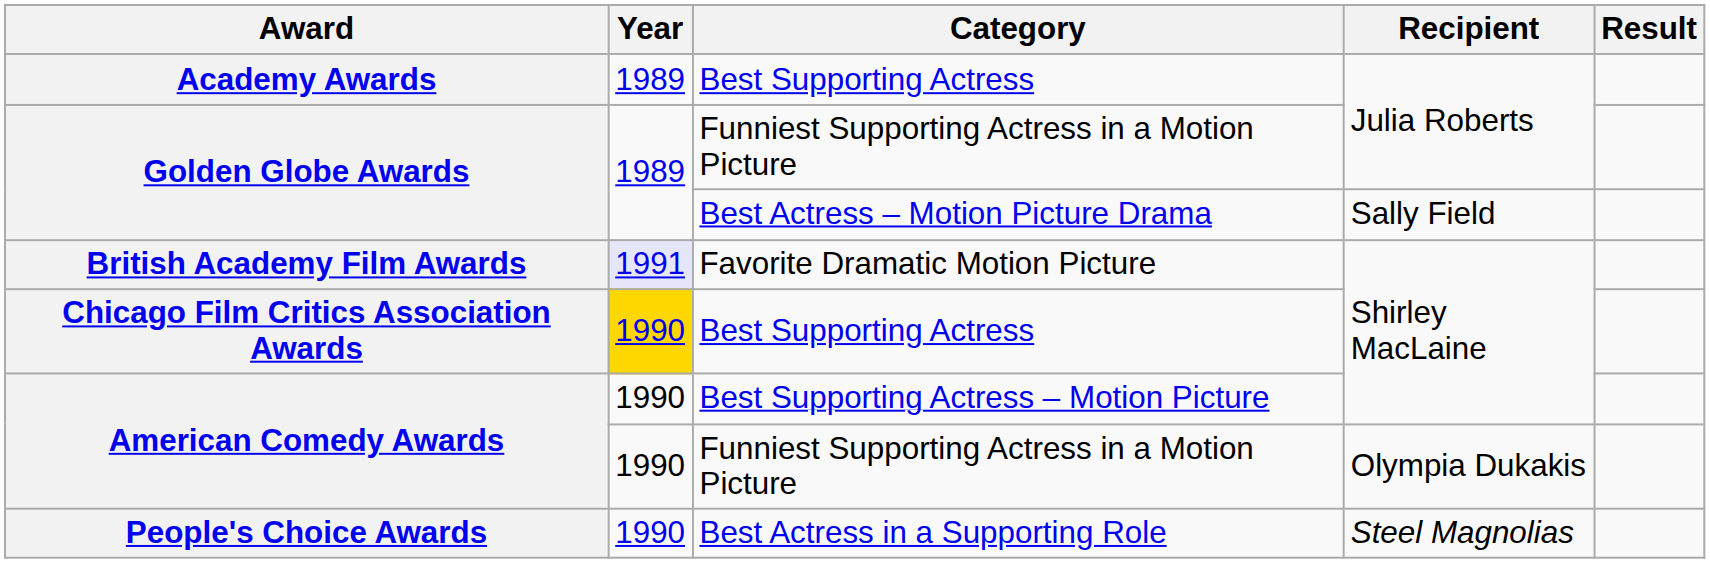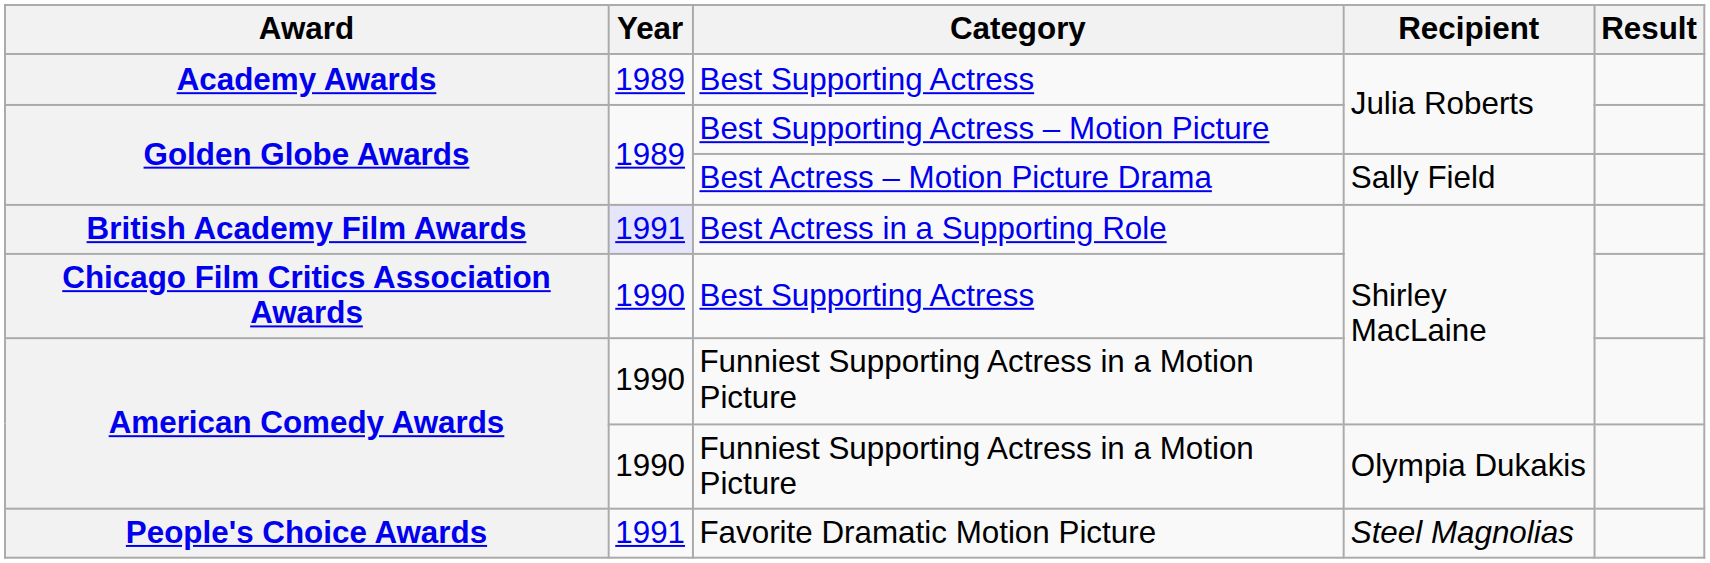(977, 146) Funniest Supporting Actress in a Motion Picture -> (984, 128) Best Supporting Actress – Motion Picture
(928, 263) Favorite Dramatic Motion Picture -> (933, 228) Best Actress in a Supporting Role
(650, 330) gold background -> (650, 295) no background
(984, 398) Best Supporting Actress – Motion Picture -> (977, 380) Funniest Supporting Actress in a Motion Picture
(650, 533) 1990 -> (650, 533) 1991
(933, 533) Best Actress in a Supporting Role -> (928, 533) Favorite Dramatic Motion Picture
